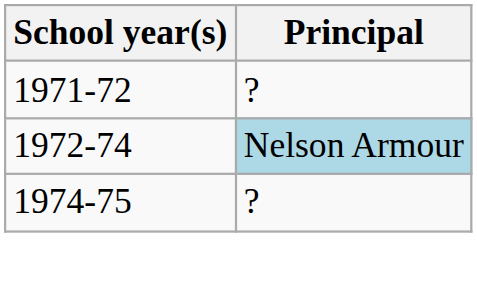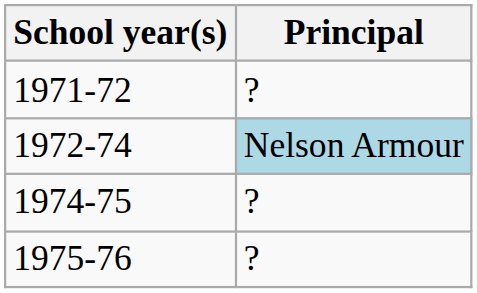+ row: (72, 257)
